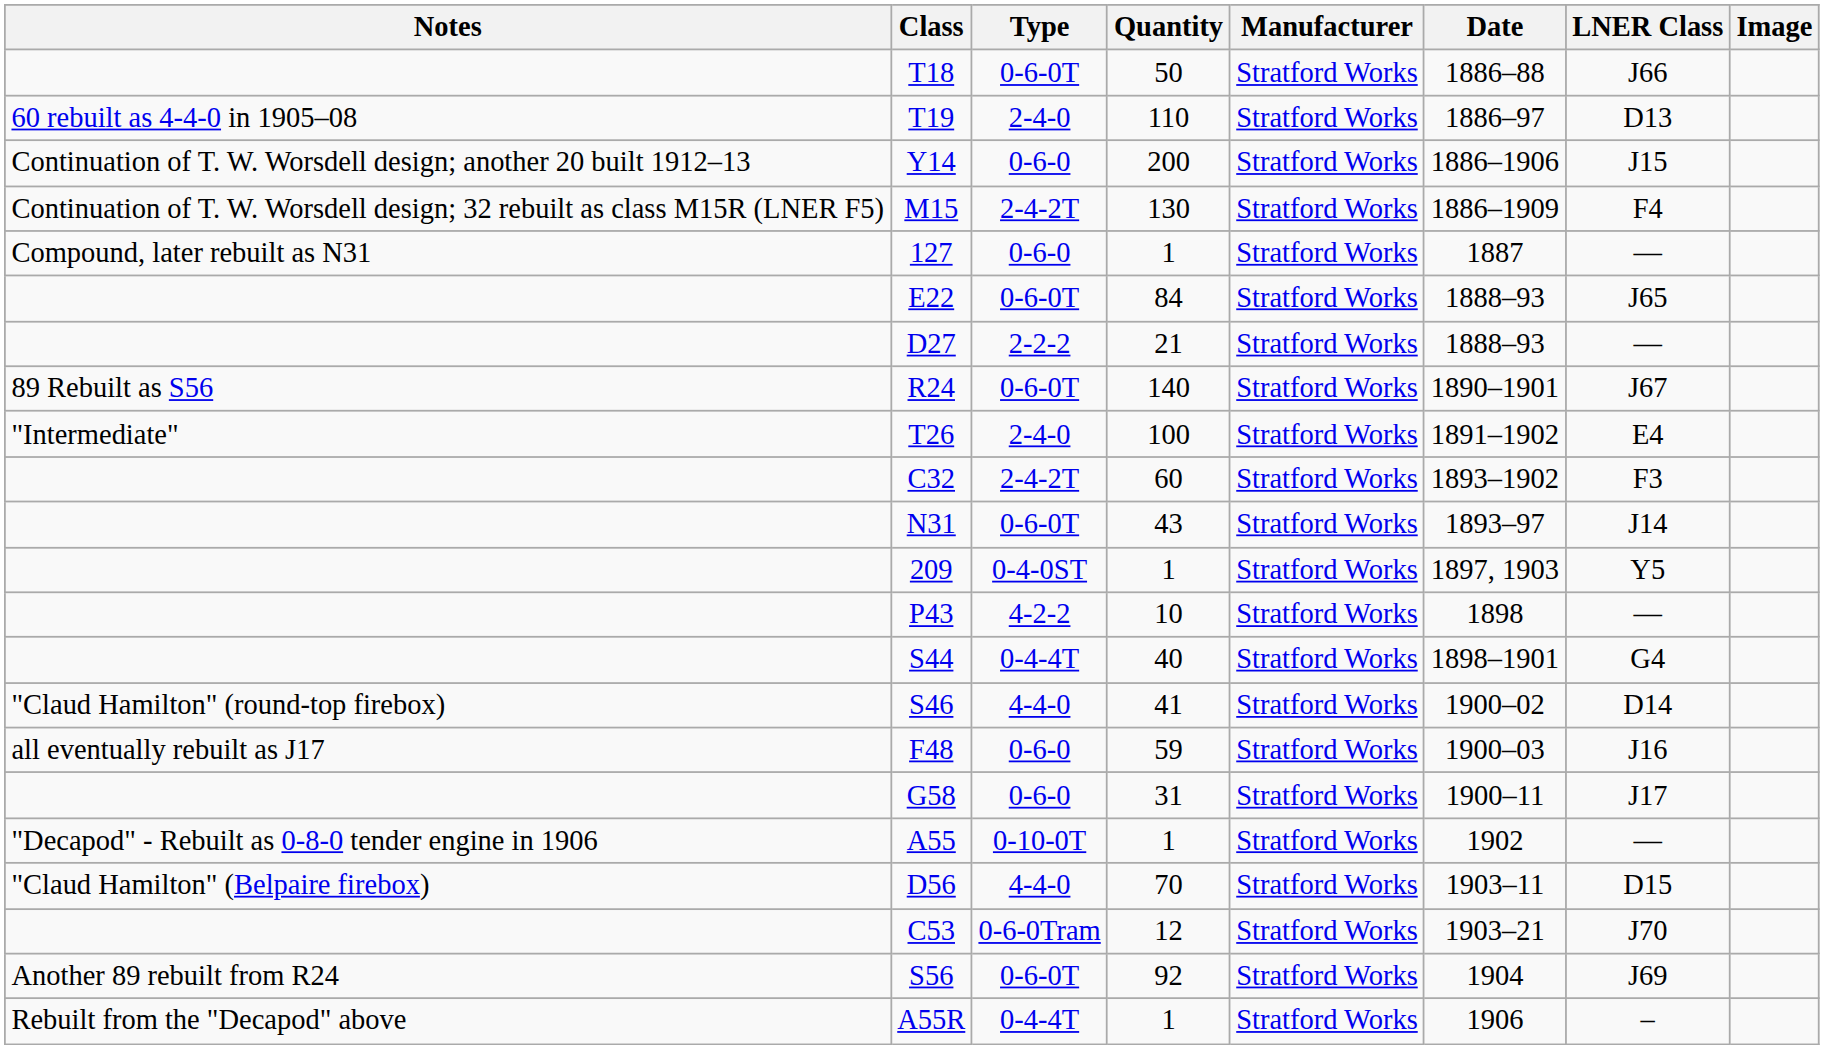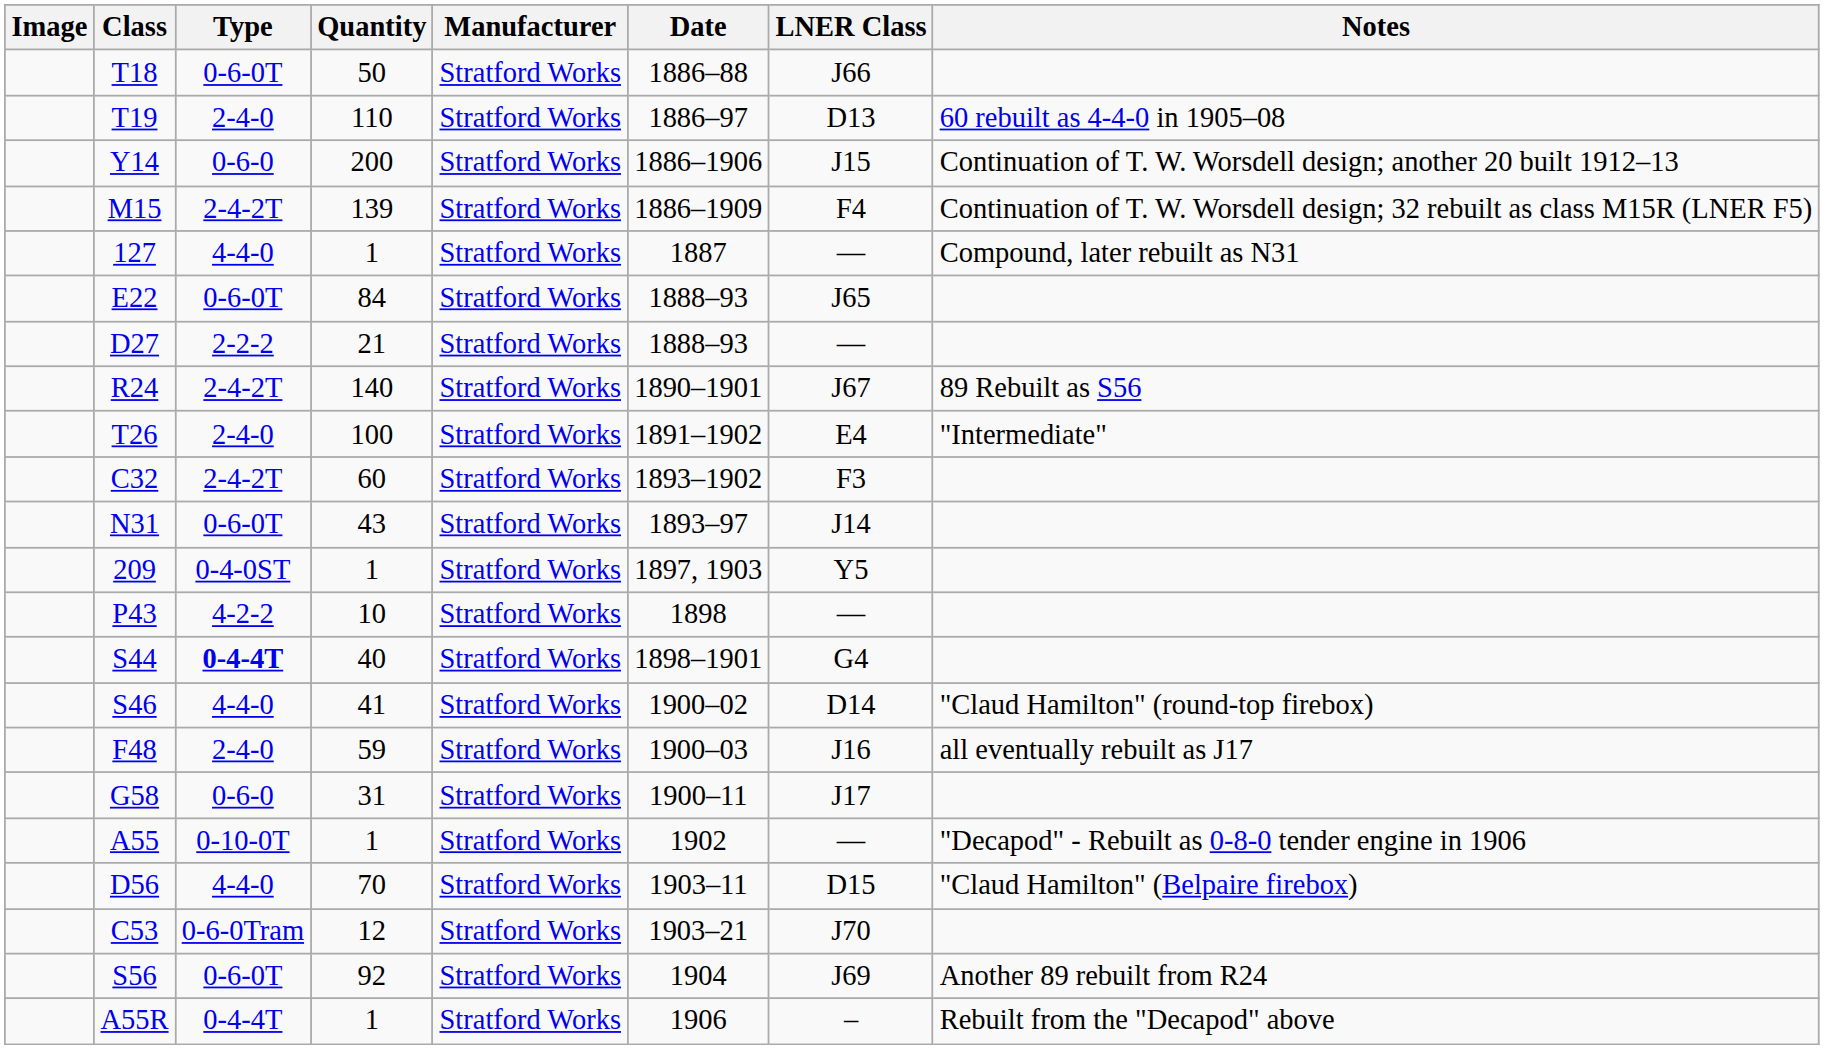columns swapped: (1774, 27) <-> (448, 27)
(1169, 207) 130 -> (372, 207) 139
(1040, 252) 0-6-0 -> (243, 252) 4-4-0
(1040, 388) 0-6-0T -> (243, 388) 2-4-2T
(1040, 659) normal -> (243, 659) bold
(1040, 749) 0-6-0 -> (243, 749) 2-4-0
